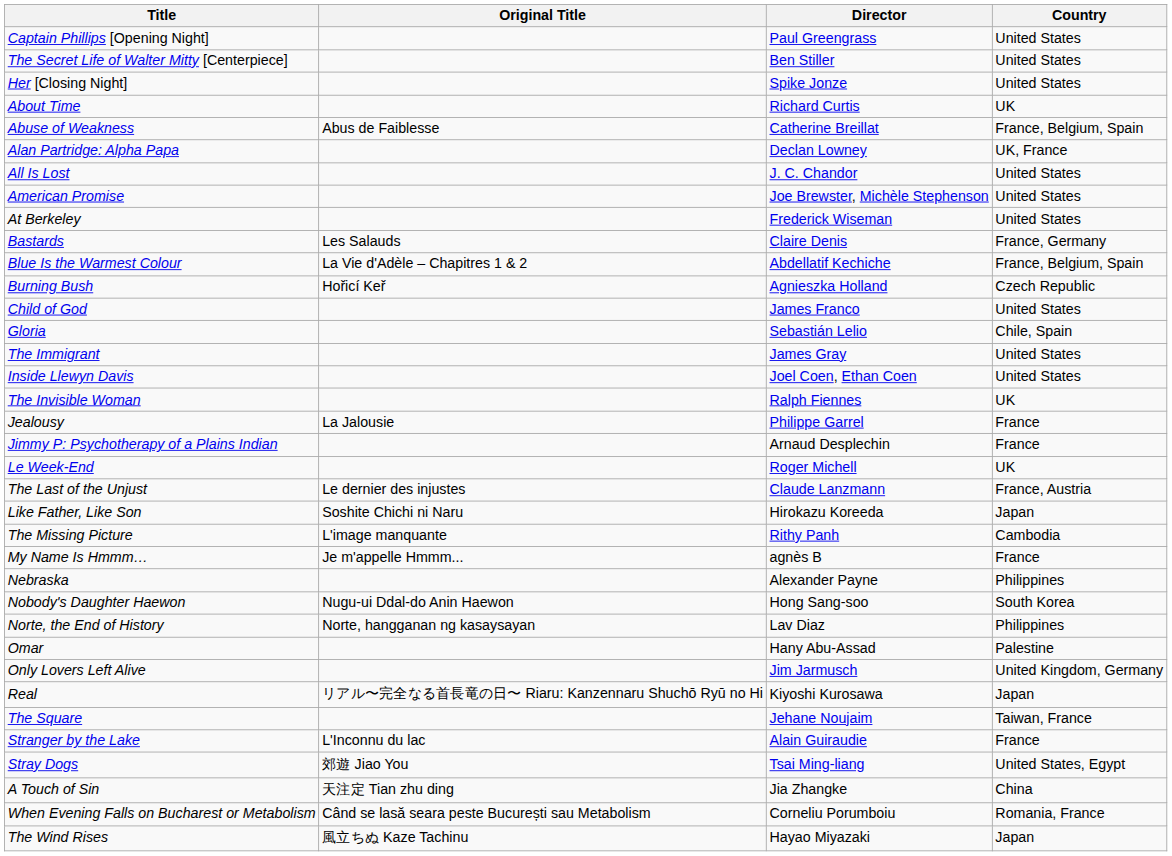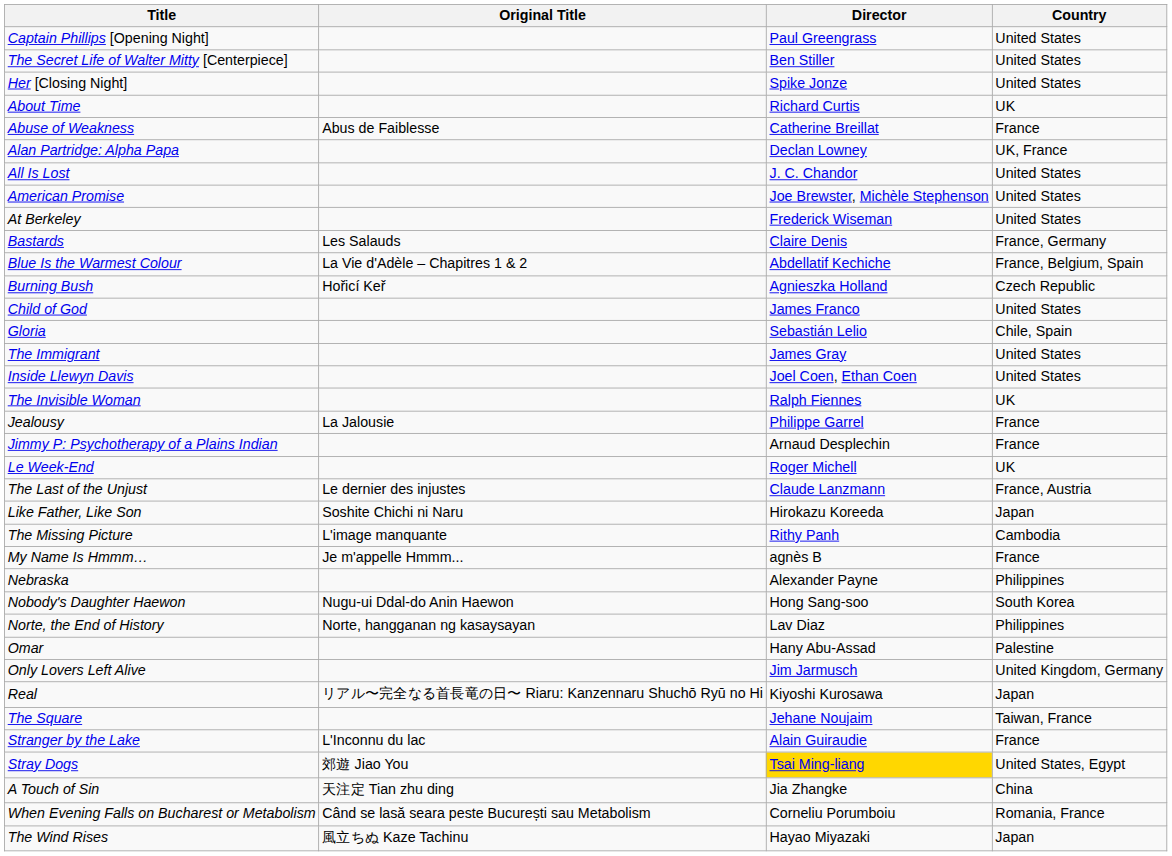(1069, 128) France, Belgium, Spain -> (1018, 128) France
(817, 765) no background -> (817, 765) gold background
